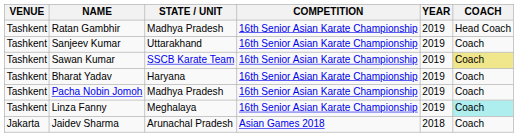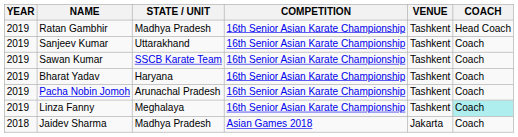columns swapped: (436, 12) <-> (27, 12)
(470, 60) khaki background -> (470, 60) no background
(185, 92) Madhya Pradesh -> (178, 92) Arunachal Pradesh
(190, 124) Arunachal Pradesh -> (173, 124) Madhya Pradesh
